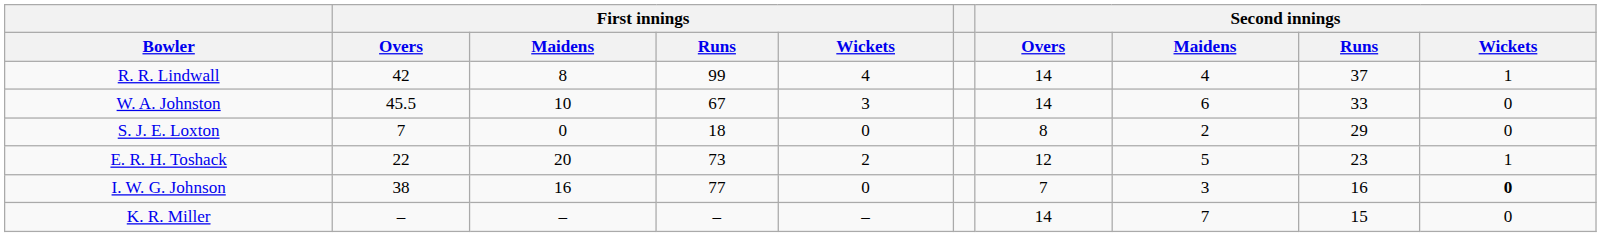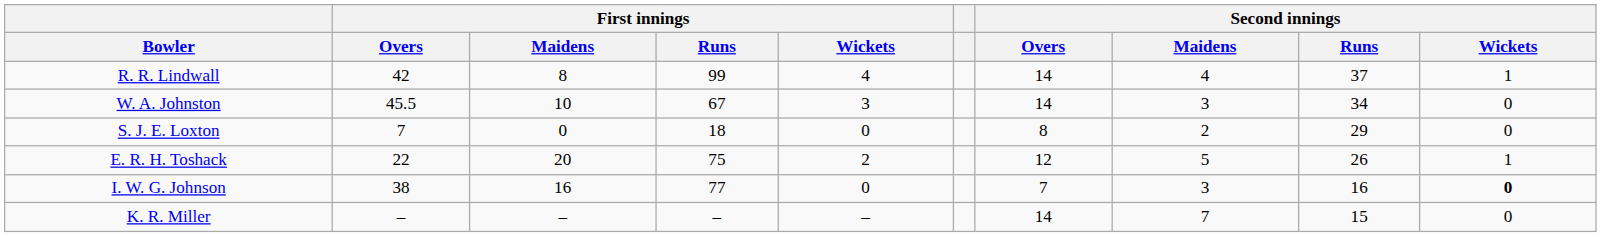(1205, 103) 6 -> (1205, 103) 3
(1359, 103) 33 -> (1359, 103) 34
(717, 159) 73 -> (717, 159) 75
(1359, 159) 23 -> (1359, 159) 26
